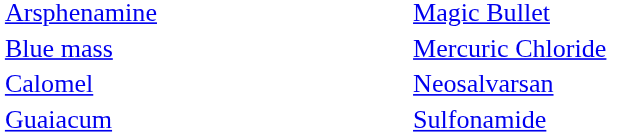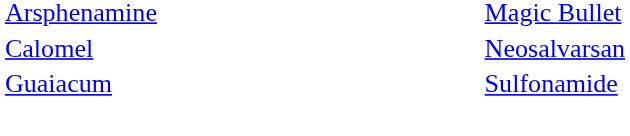- row: (59, 48)
